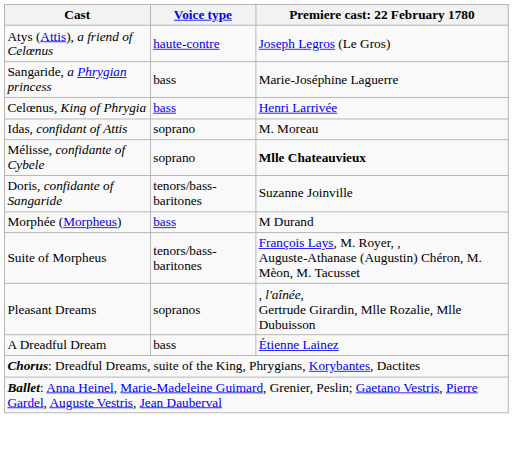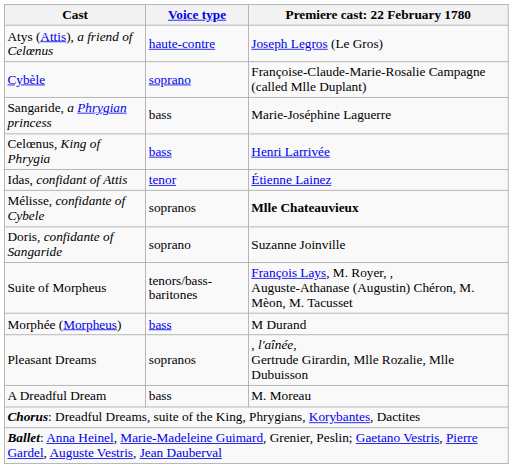+ row: (26, 79)
(174, 129) soprano -> (162, 180) tenor
(289, 129) M. Moreau -> (291, 180) Étienne Lainez
(174, 157) soprano -> (172, 208) sopranos
(185, 193) tenors/bass-baritones -> (170, 244) soprano
rows swapped: (64, 222) <-> (57, 258)
(299, 345) Étienne Lainez -> (281, 396) M. Moreau
